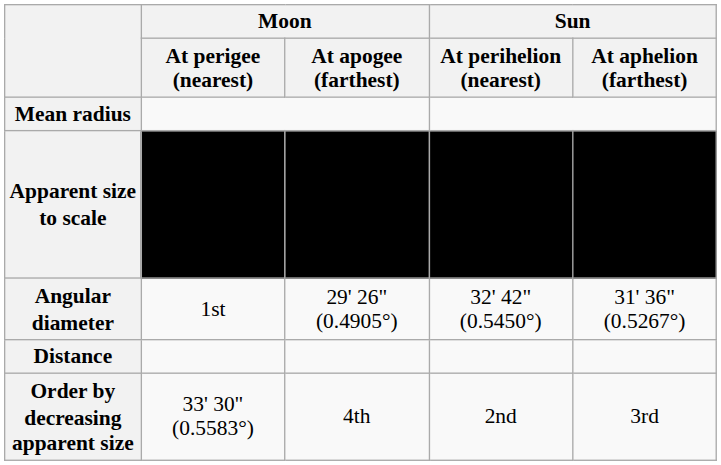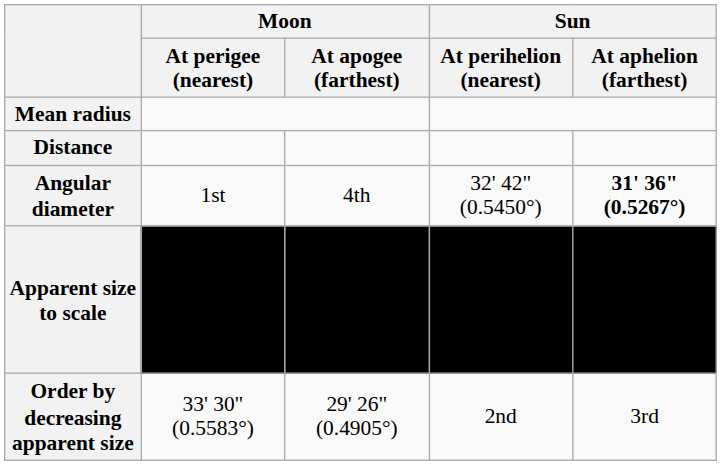rows swapped: (73, 356) <-> (73, 204)
(357, 308) 29' 26" (0.4905°) -> (357, 195) 4th
(645, 308) normal -> (645, 195) bold
(357, 416) 4th -> (357, 416) 29' 26" (0.4905°)
